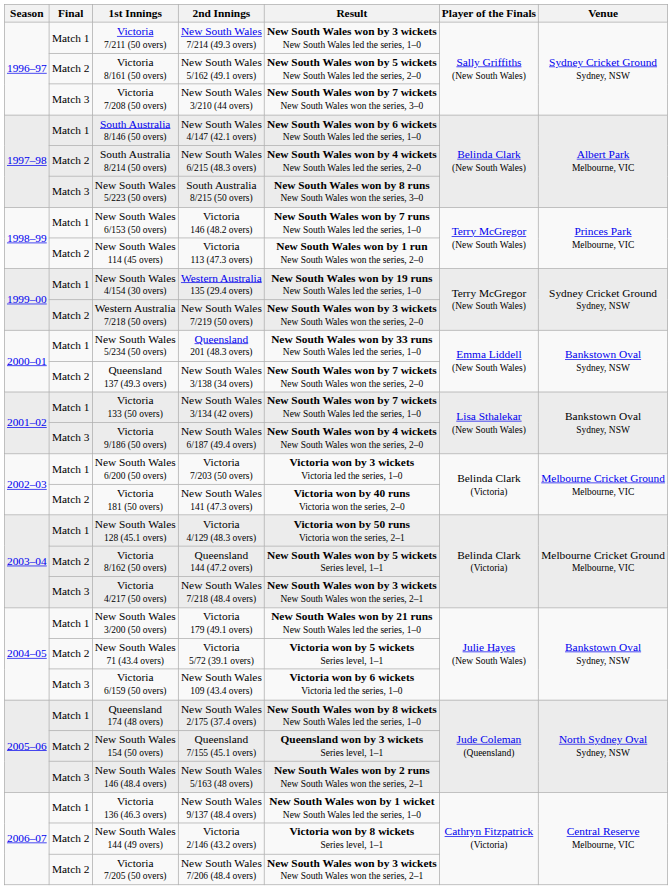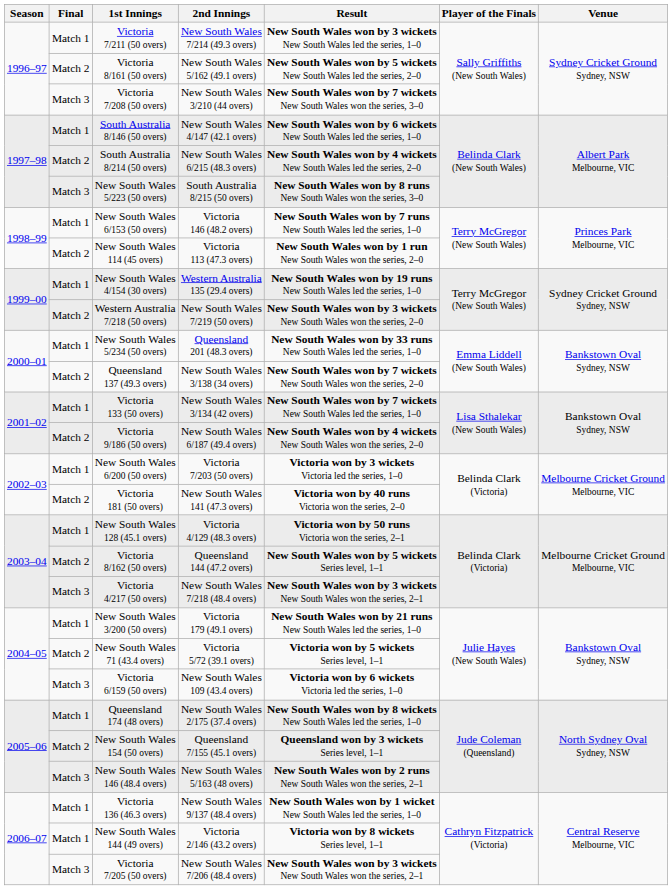(71, 438) Match 3 -> (71, 438) Match 2
(71, 838) Match 2 -> (71, 838) Match 1
(71, 869) Match 2 -> (71, 869) Match 3
